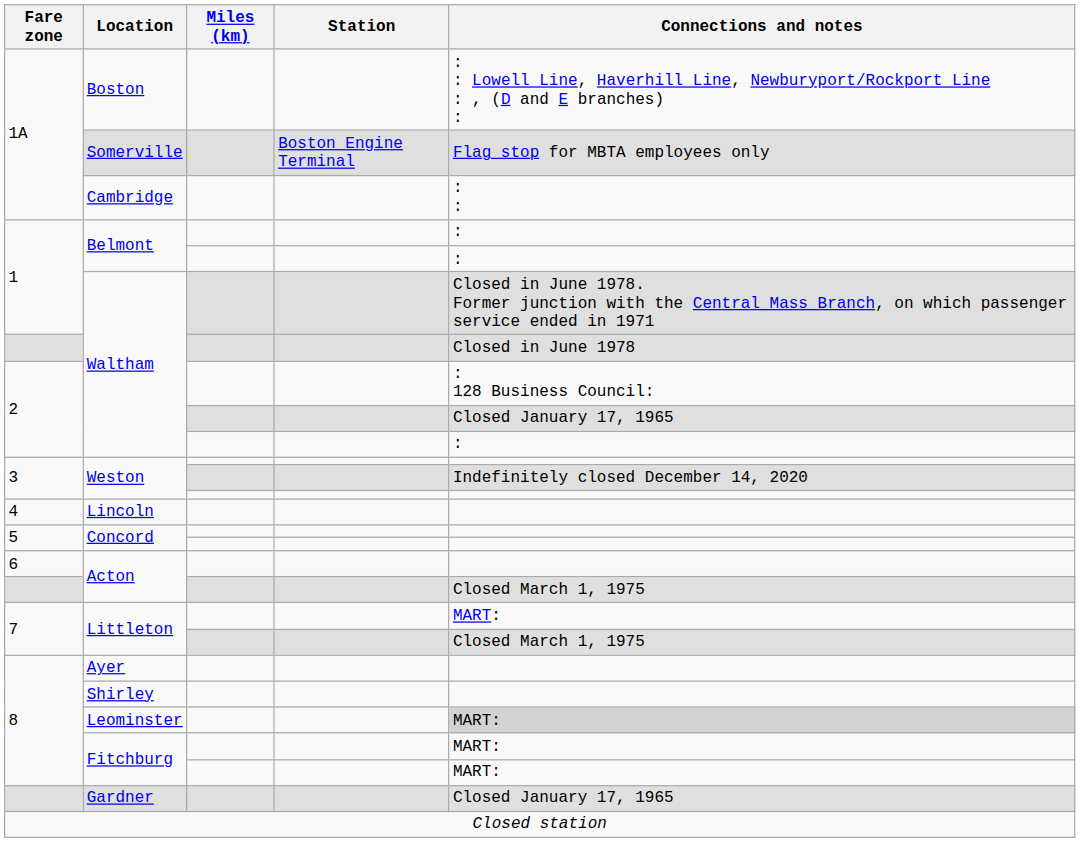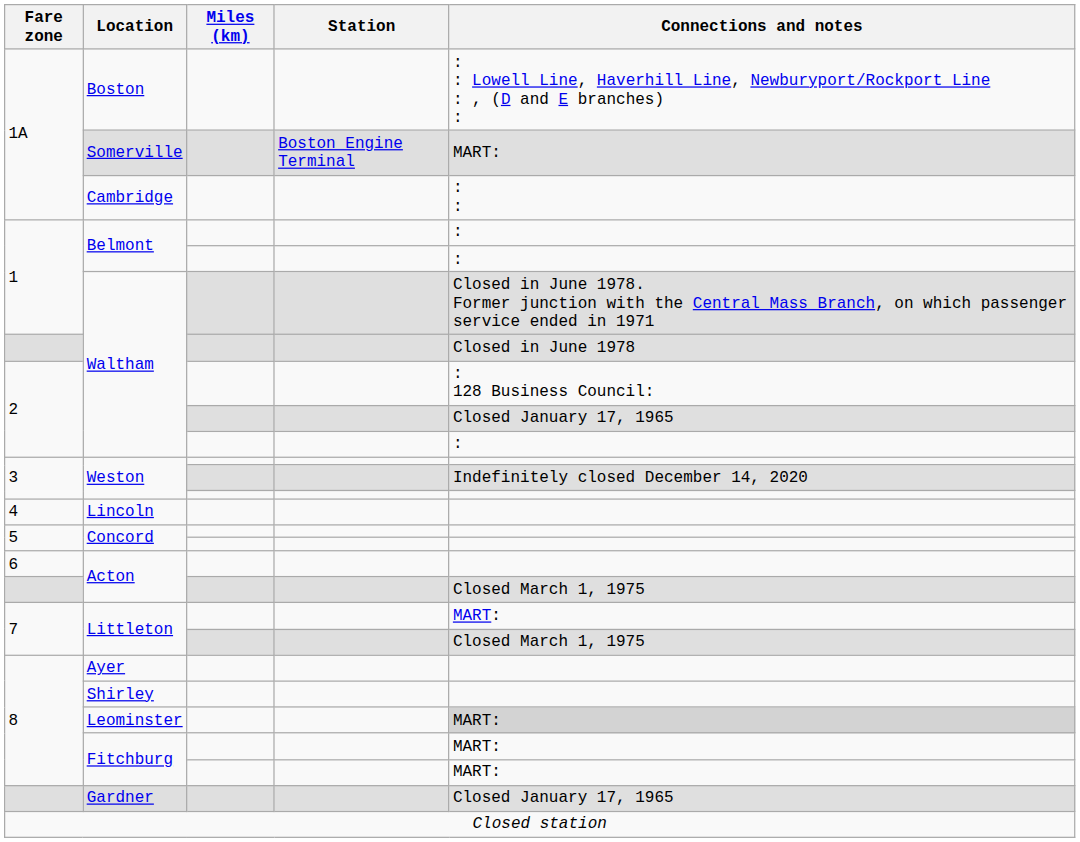(611, 153) Flag stop for MBTA employees only -> (477, 153) MART:
